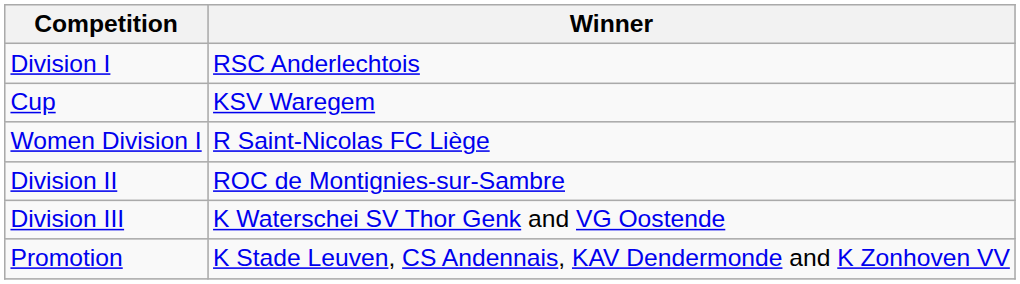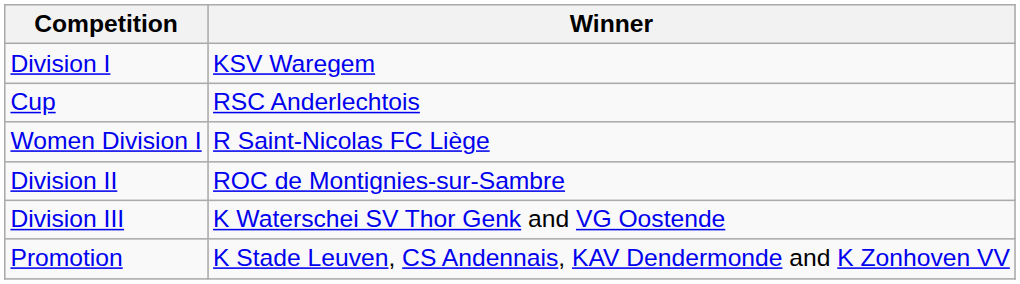(316, 63) RSC Anderlechtois -> (294, 63) KSV Waregem
(294, 102) KSV Waregem -> (316, 102) RSC Anderlechtois
